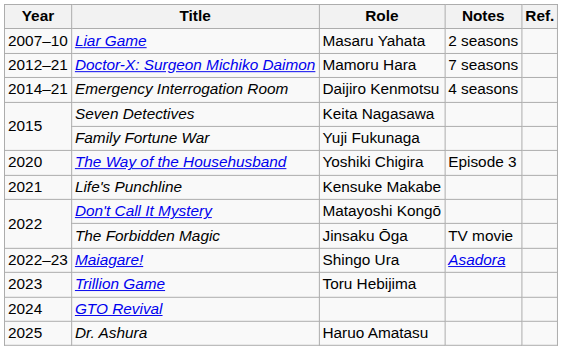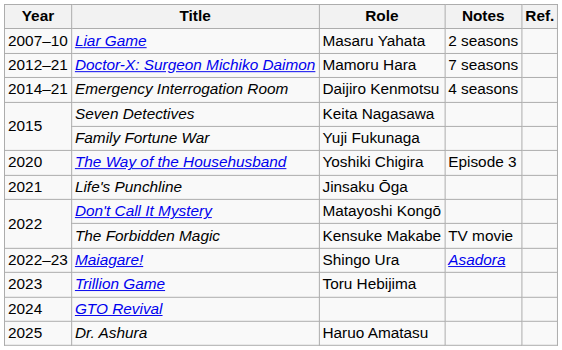(382, 187) Kensuke Makabe -> (365, 187) Jinsaku Ōga
(365, 235) Jinsaku Ōga -> (382, 235) Kensuke Makabe
